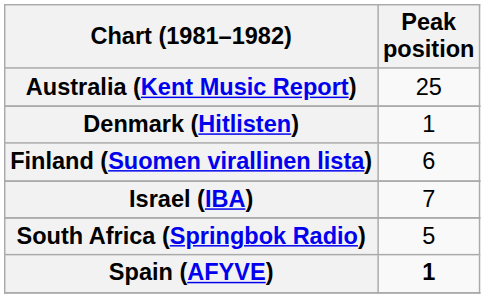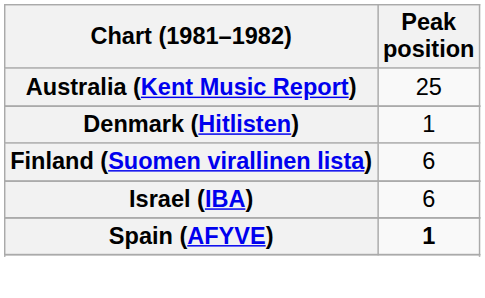(429, 198) 7 -> (429, 198) 6
- row: (191, 236)
